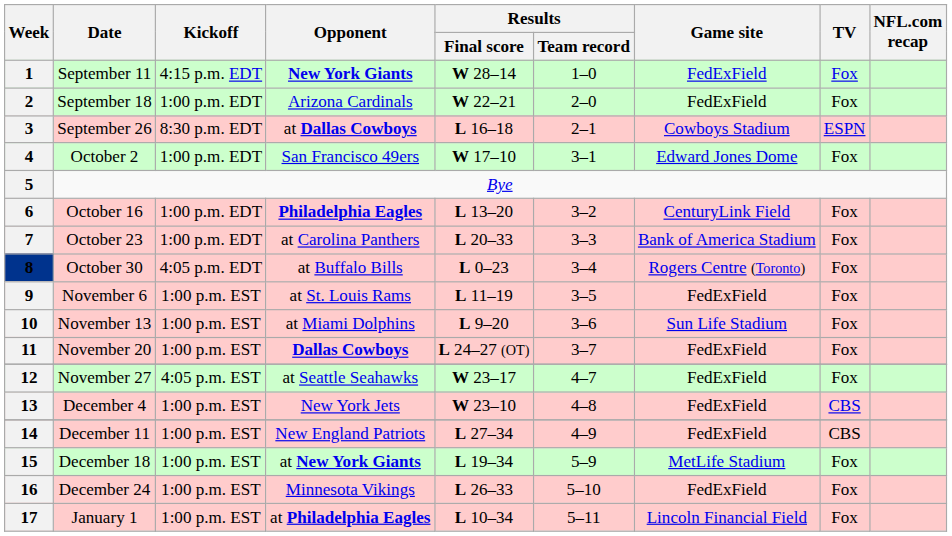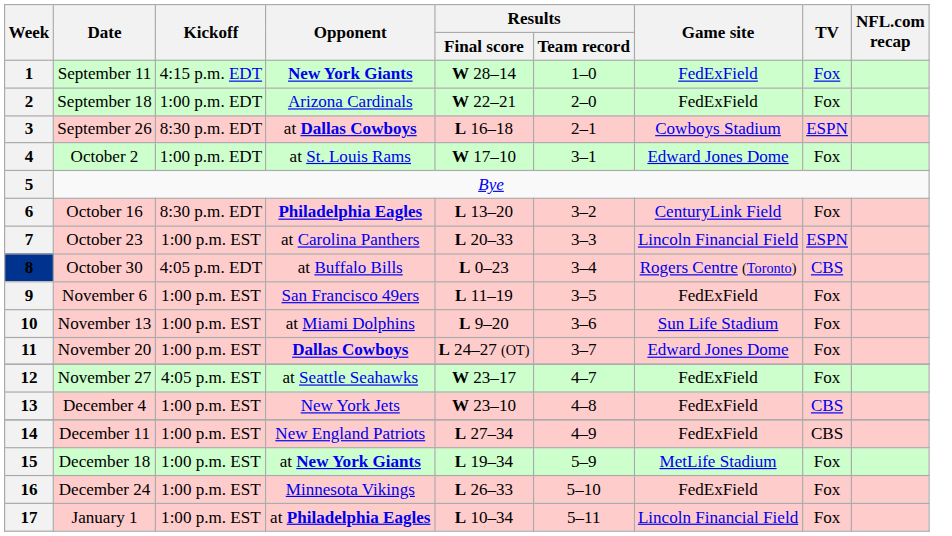(350, 156) San Francisco 49ers -> (350, 156) at St. Louis Rams
(211, 211) 1:00 p.m. EDT -> (211, 211) 8:30 p.m. EDT
(211, 239) 1:00 p.m. EDT -> (211, 239) 1:00 p.m. EST
(727, 239) Bank of America Stadium -> (718, 239) Lincoln Financial Field
(845, 239) Fox -> (827, 239) ESPN
(845, 267) Fox -> (827, 267) CBS
(350, 295) at St. Louis Rams -> (350, 295) San Francisco 49ers
(727, 350) FedExField -> (718, 350) Edward Jones Dome
